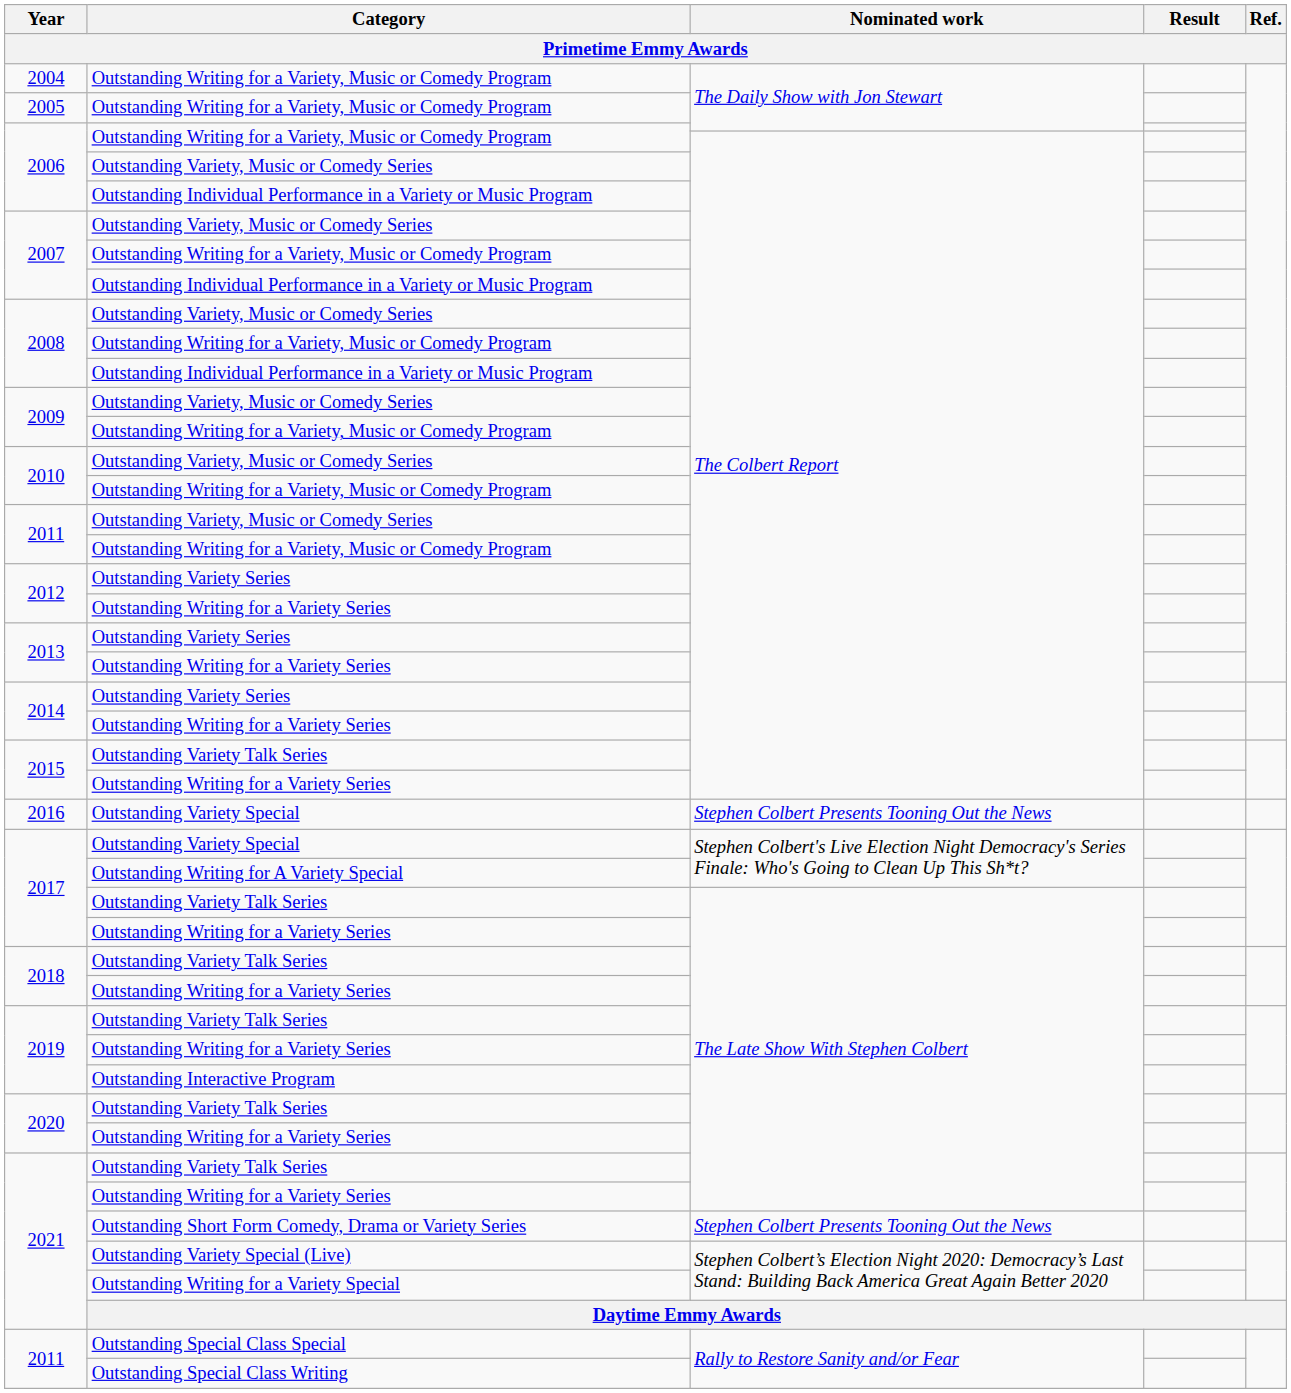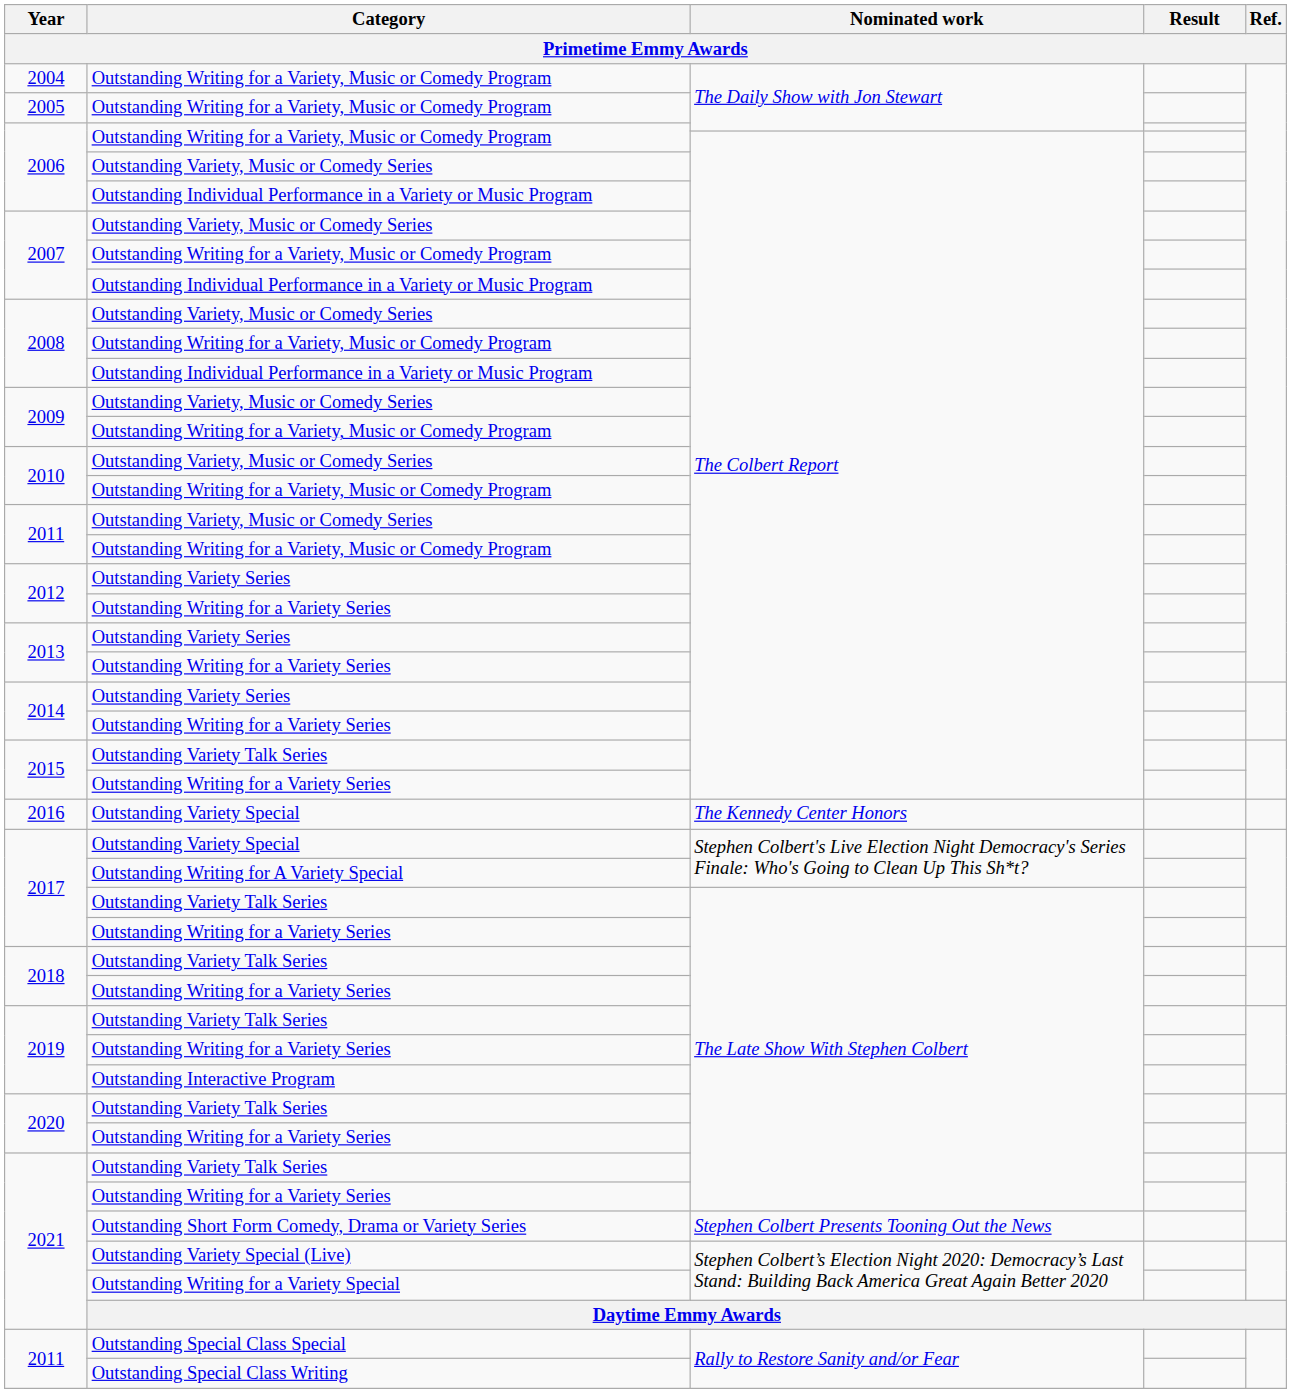(873, 813) Stephen Colbert Presents Tooning Out the News -> (801, 813) The Kennedy Center Honors
